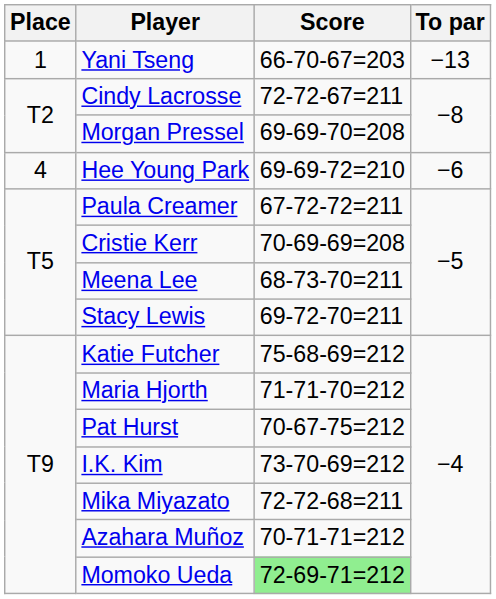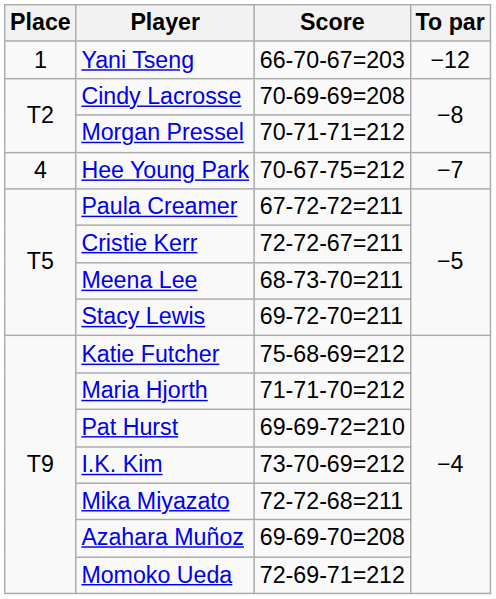(450, 59) −13 -> (450, 59) −12
(331, 96) 72-72-67=211 -> (332, 96) 70-69-69=208
(332, 133) 69-69-70=208 -> (332, 133) 70-71-71=212
(332, 170) 69-69-72=210 -> (332, 170) 70-67-75=212
(450, 170) −6 -> (450, 170) −7
(332, 243) 70-69-69=208 -> (331, 243) 72-72-67=211
(332, 427) 70-67-75=212 -> (332, 427) 69-69-72=210
(332, 538) 70-71-71=212 -> (332, 538) 69-69-70=208
(332, 574) lightgreen background -> (332, 574) no background
